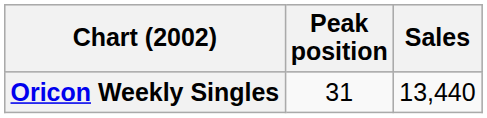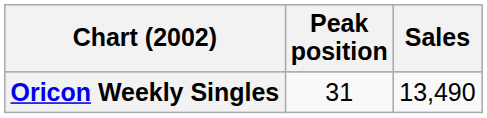(437, 91) 13,440 -> (437, 91) 13,490
